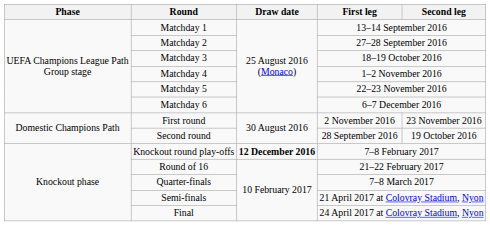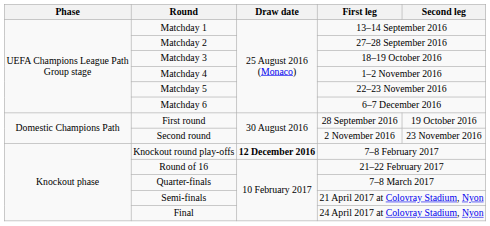(360, 120) 2 November 2016 -> (360, 120) 28 September 2016
(444, 120) 23 November 2016 -> (444, 120) 19 October 2016
(360, 136) 28 September 2016 -> (360, 136) 2 November 2016
(444, 136) 19 October 2016 -> (444, 136) 23 November 2016
